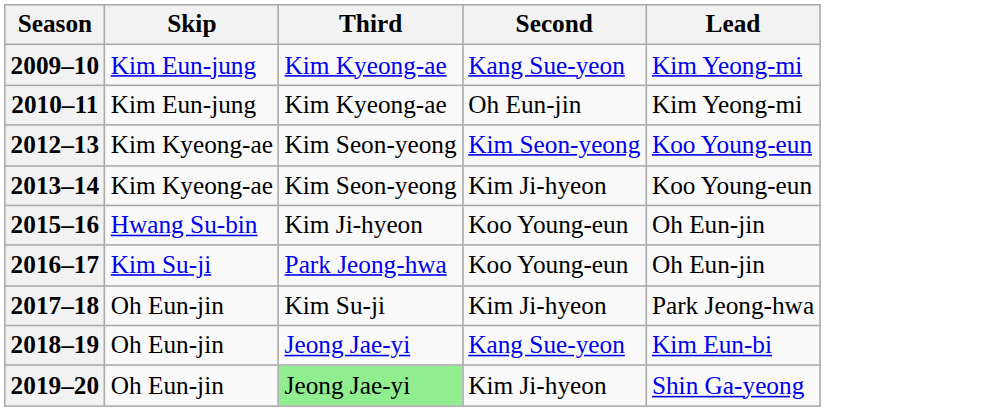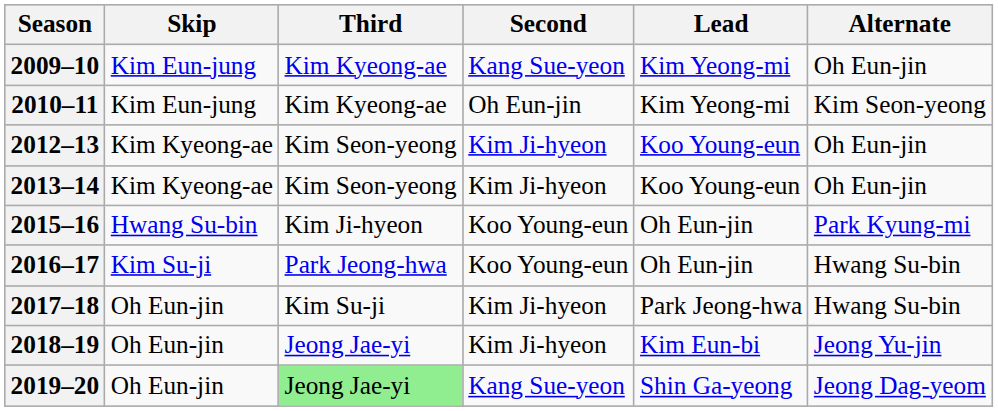+ column: (900, 24)
(554, 144) Kim Seon-yeong -> (537, 144) Kim Ji-hyeon
(547, 345) Kang Sue-yeon -> (537, 345) Kim Ji-hyeon
(537, 385) Kim Ji-hyeon -> (547, 385) Kang Sue-yeon
